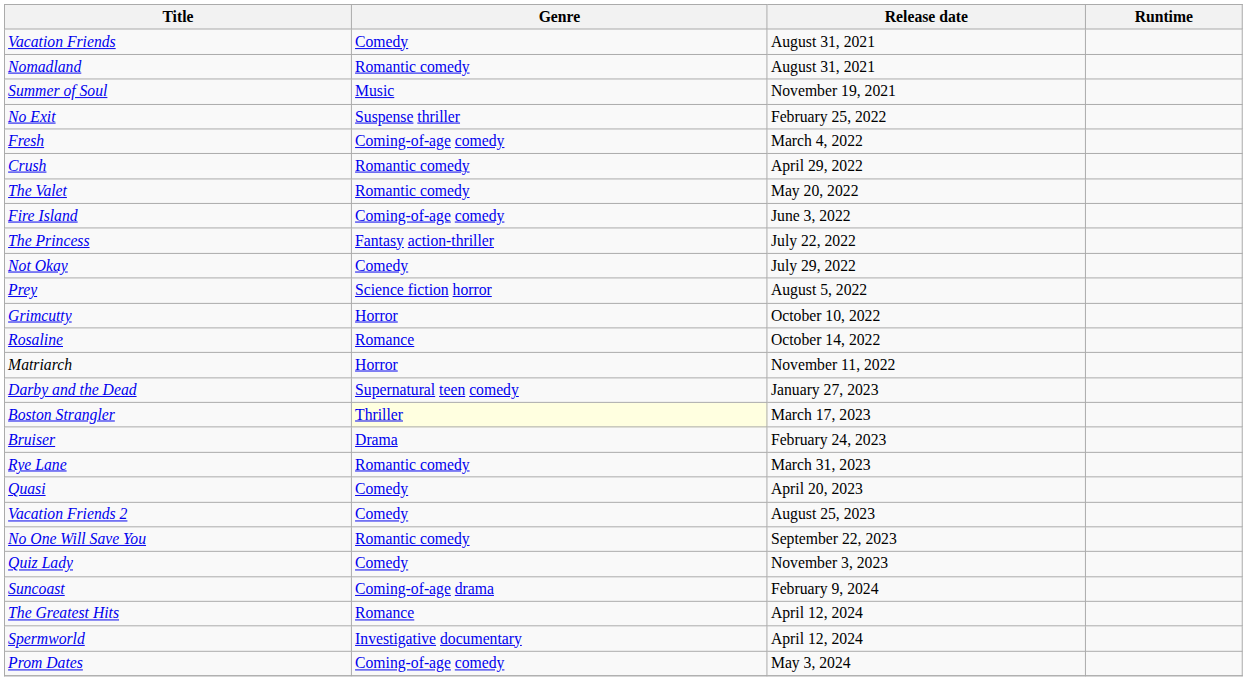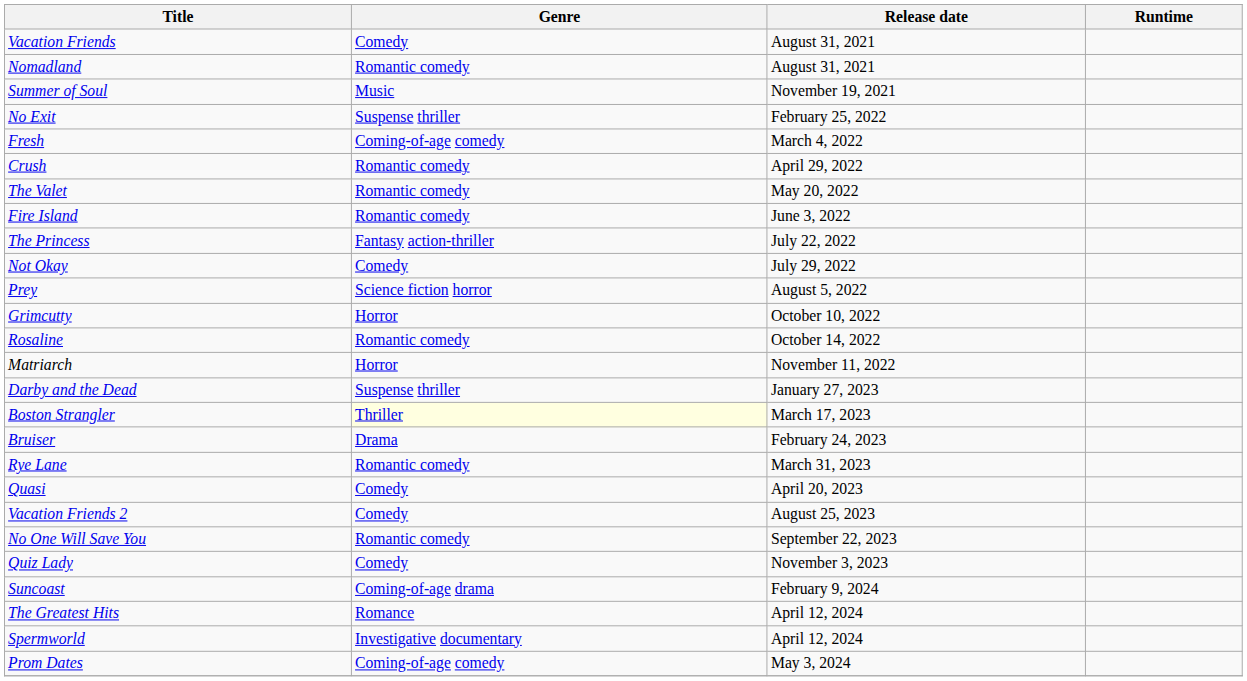(430, 215) Coming-of-age comedy -> (412, 215) Romantic comedy
(385, 340) Romance -> (412, 340) Romantic comedy
(437, 389) Supernatural teen comedy -> (408, 389) Suspense thriller
